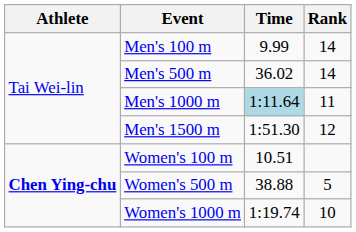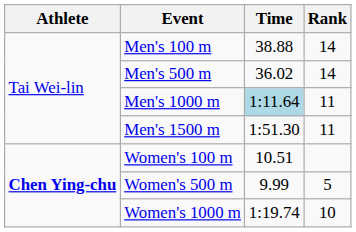(274, 46) 9.99 -> (274, 46) 38.88
(327, 129) 12 -> (327, 129) 11
(274, 185) 38.88 -> (274, 185) 9.99
